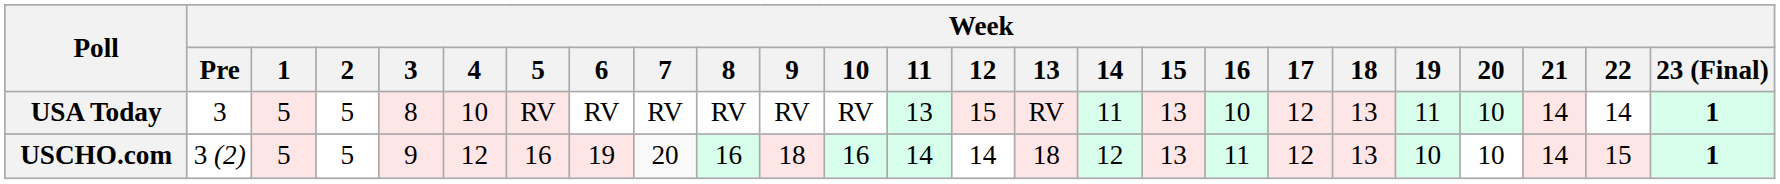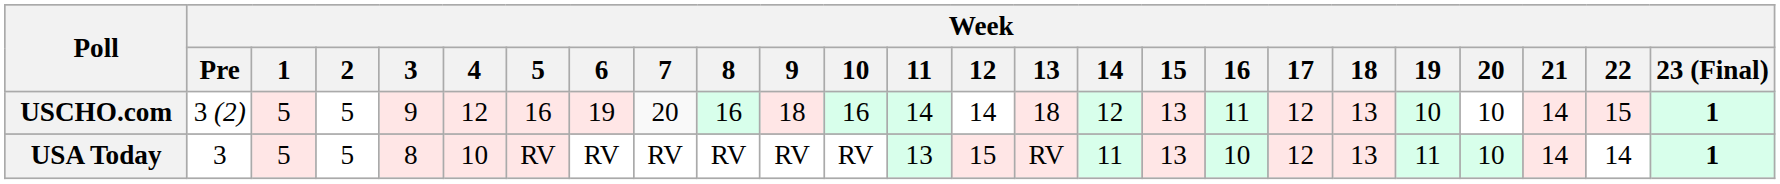rows swapped: (96, 155) <-> (96, 112)
